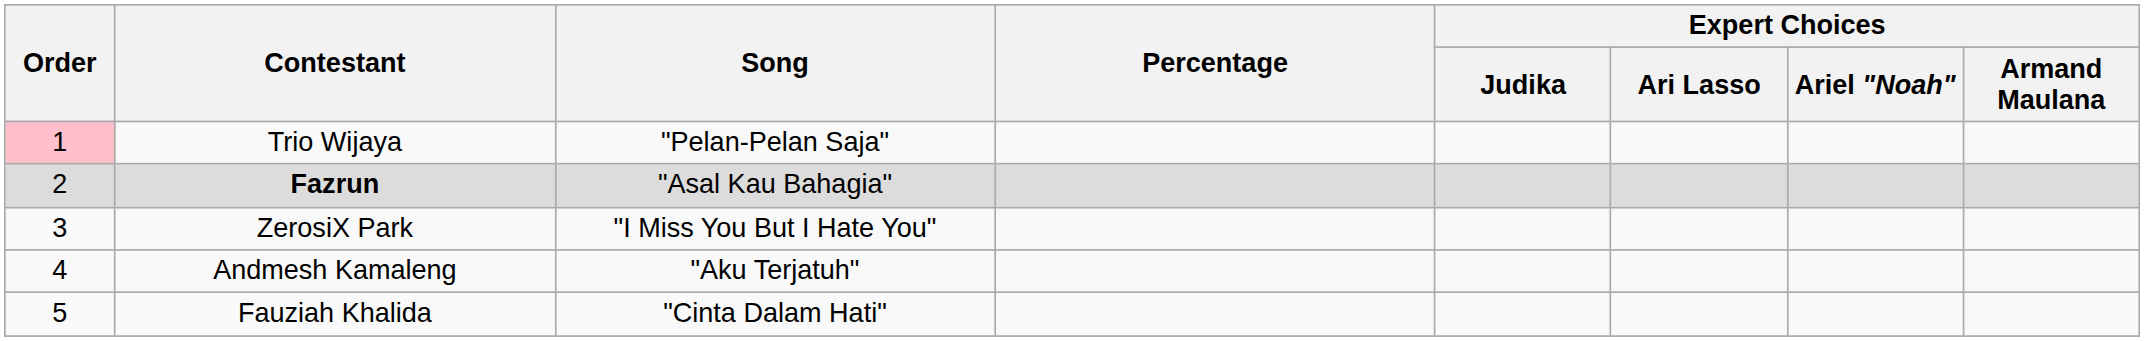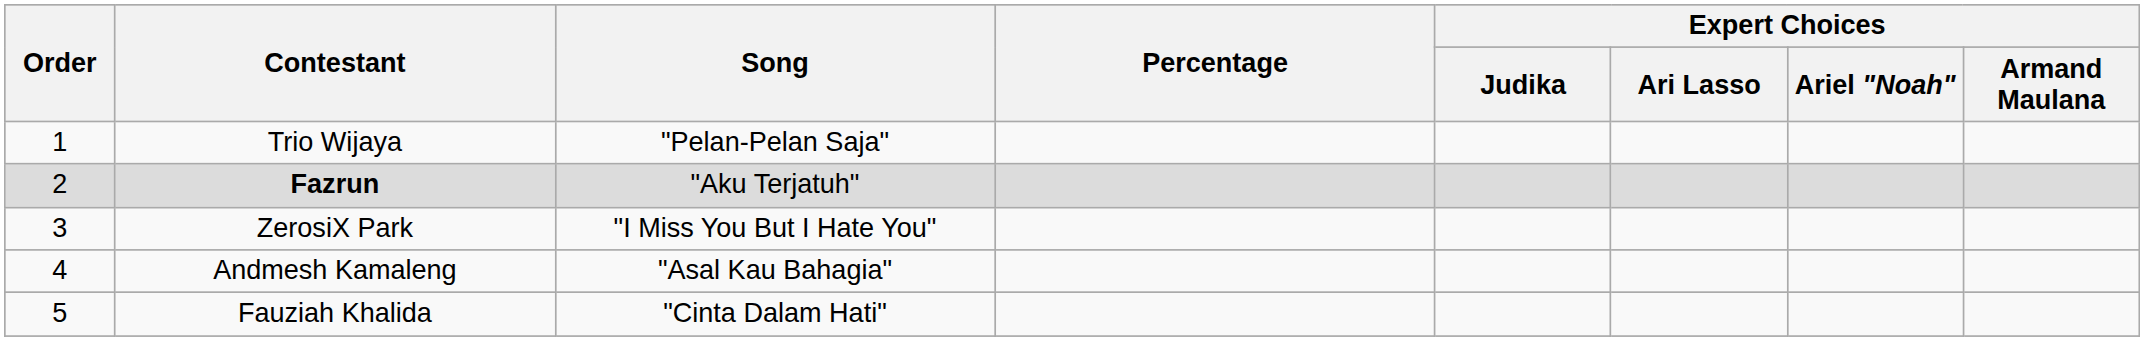(60, 142) pink background -> (60, 142) no background
(775, 185) "Asal Kau Bahagia" -> (775, 185) "Aku Terjatuh"
(775, 270) "Aku Terjatuh" -> (775, 270) "Asal Kau Bahagia"
